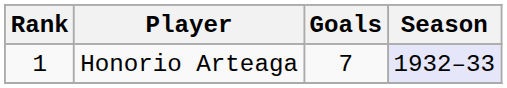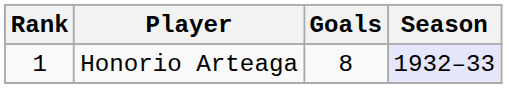(346, 64) 7 -> (346, 64) 8
